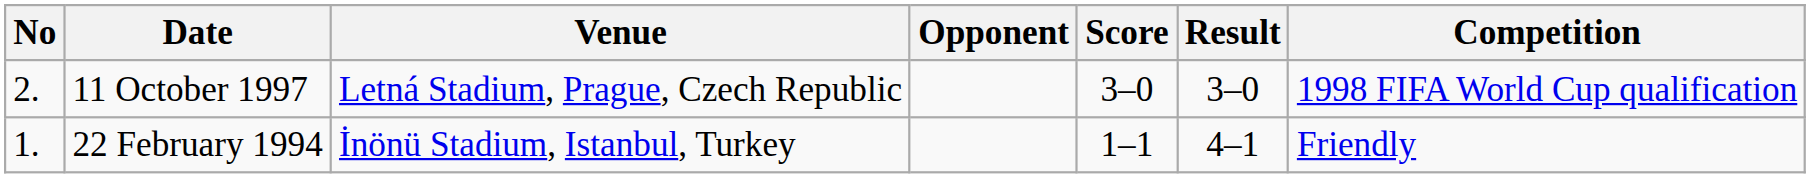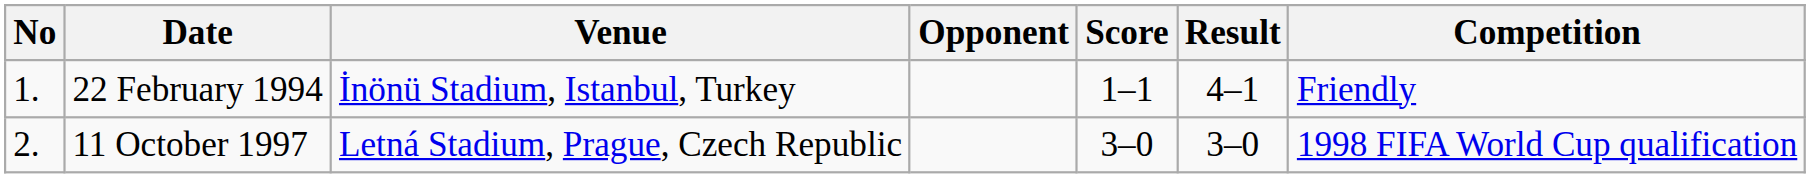rows swapped: (198, 144) <-> (190, 88)
